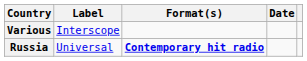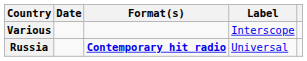columns swapped: (282, 13) <-> (88, 13)
